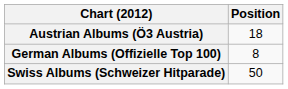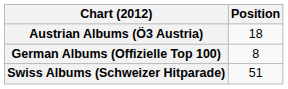(256, 73) 50 -> (256, 73) 51
